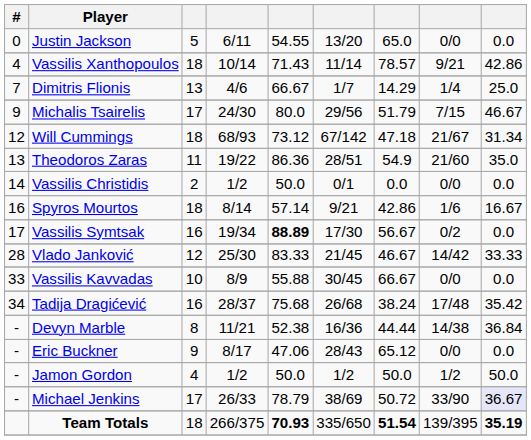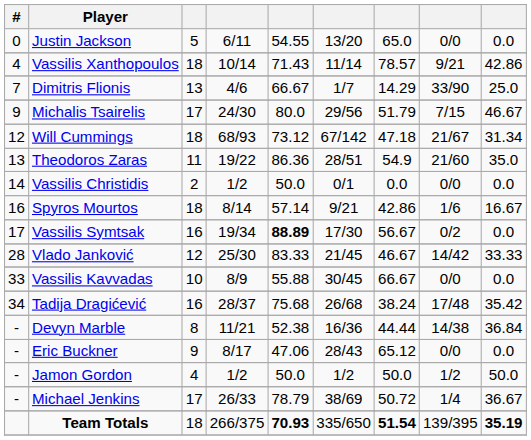(450, 89) 1/4 -> (450, 89) 33/90
(450, 399) 33/90 -> (450, 399) 1/4
(504, 399) lavender background -> (504, 399) no background
